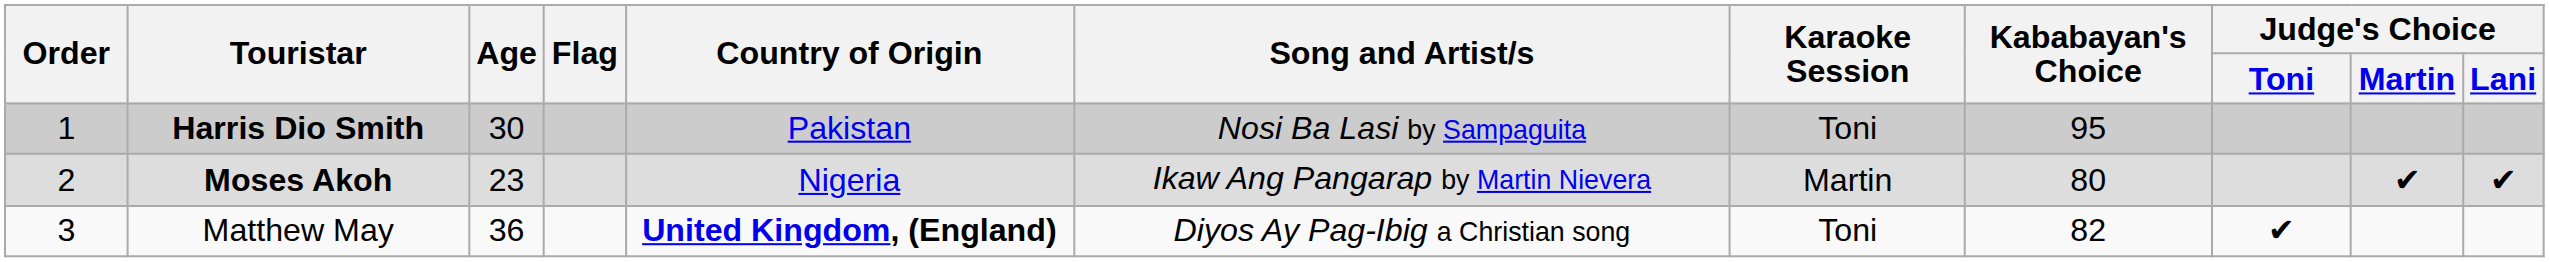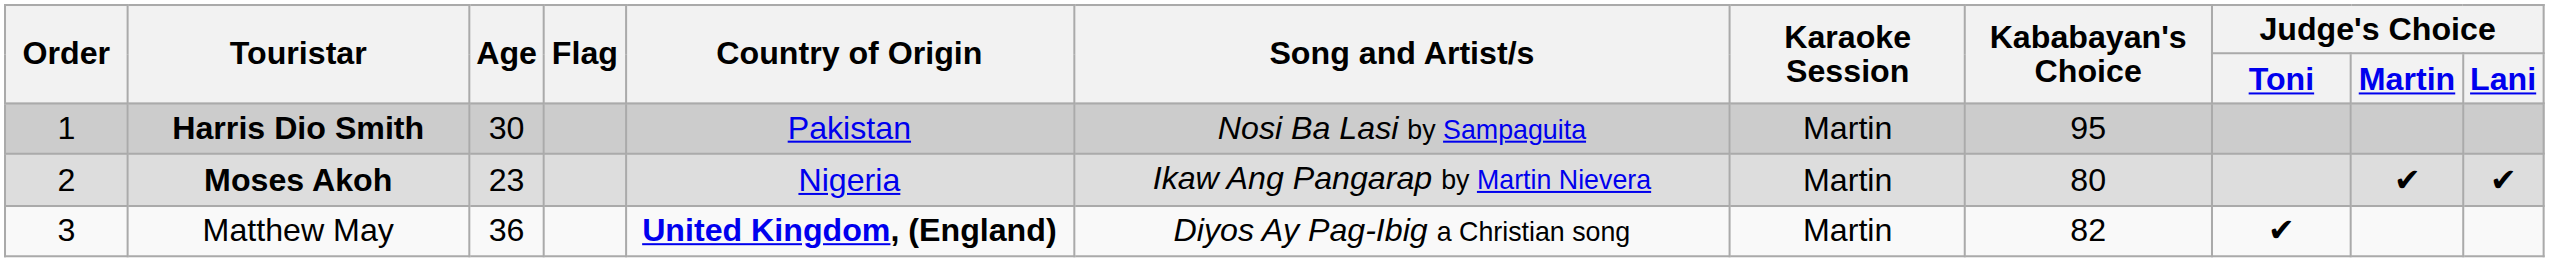(1848, 128) Toni -> (1848, 128) Martin
(1848, 231) Toni -> (1848, 231) Martin
